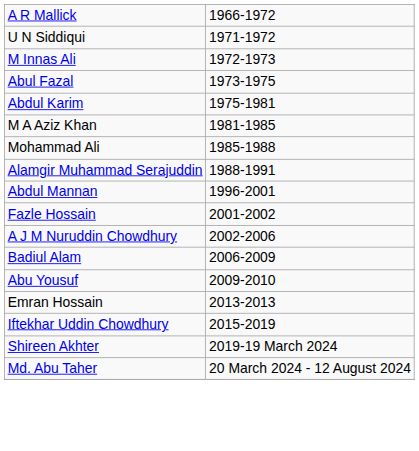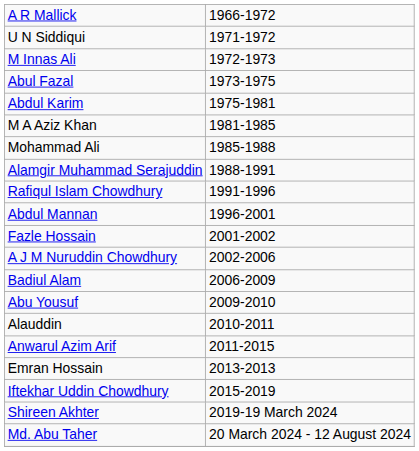+ row: (85, 192)
+ row: (35, 324)
+ row: (62, 346)
